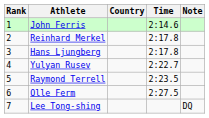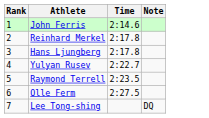- column: (127, 11)
